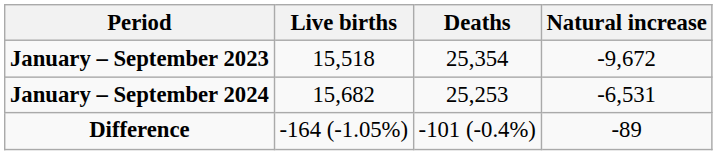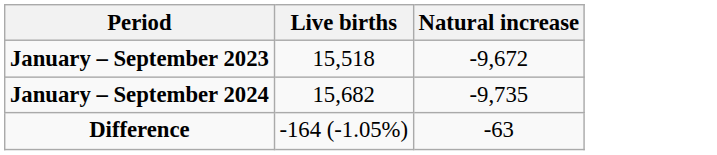- column: (477, 22)
(627, 94) -6,531 -> (499, 94) -9,735
(627, 130) -89 -> (499, 130) -63
